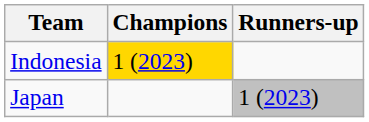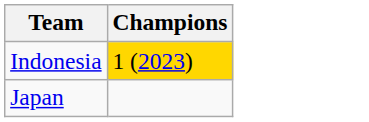- column: (298, 23)
